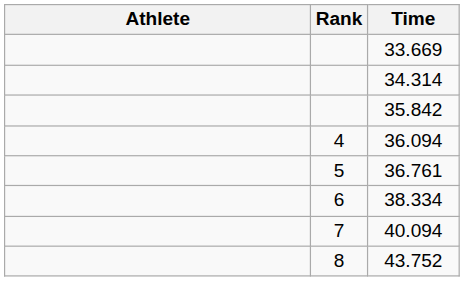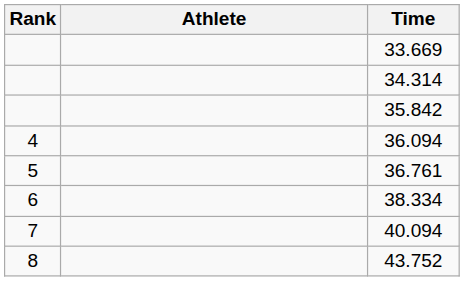columns swapped: (339, 19) <-> (158, 19)
